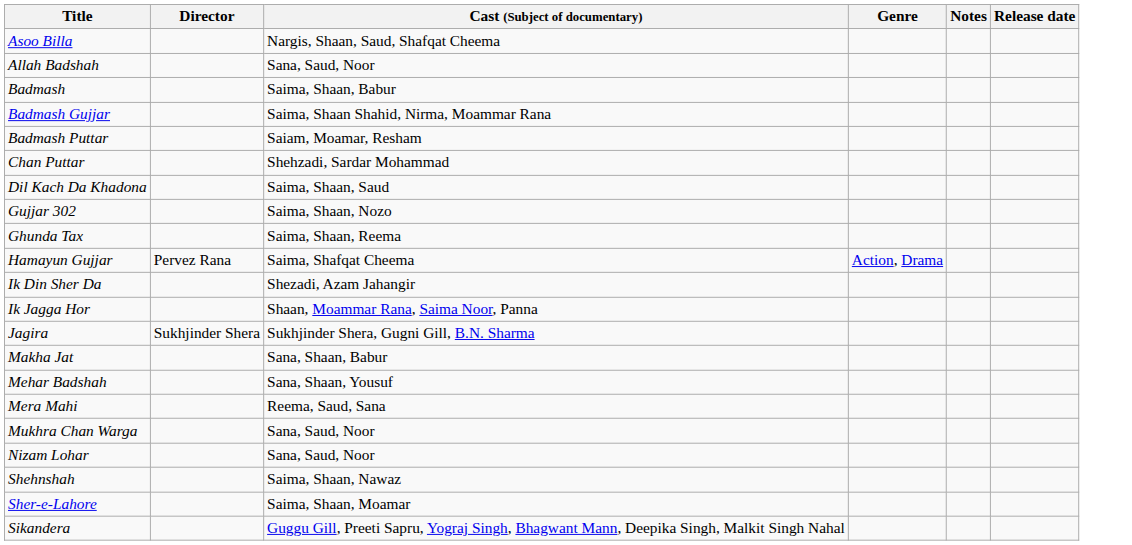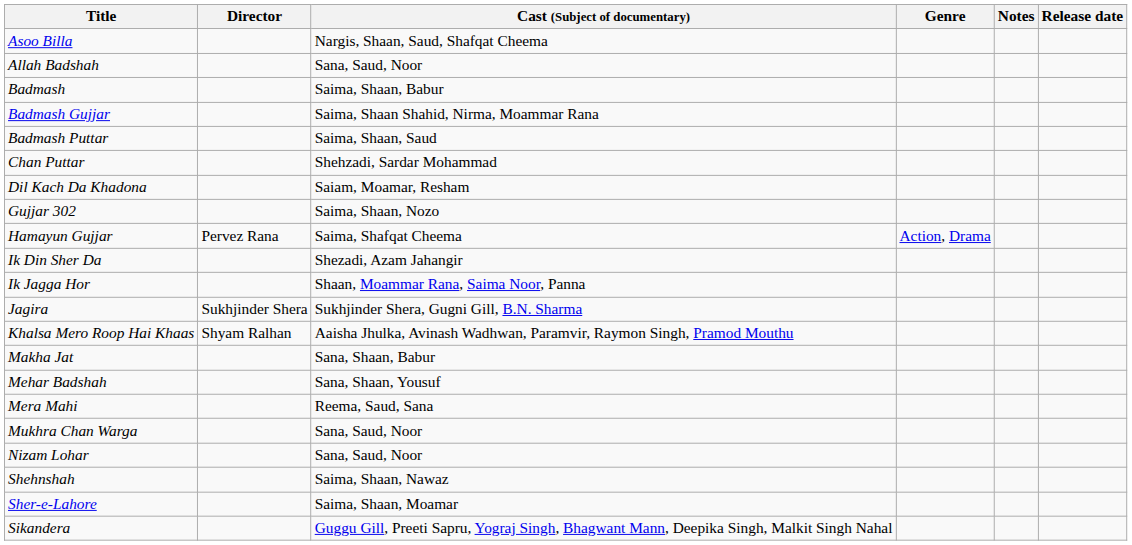(344, 138) Saiam, Moamar, Resham -> (376, 138) Saima, Shaan, Saud
(328, 187) Saima, Shaan, Saud -> (392, 187) Saiam, Moamar, Resham
- row: (46, 235)
+ row: (101, 333)
